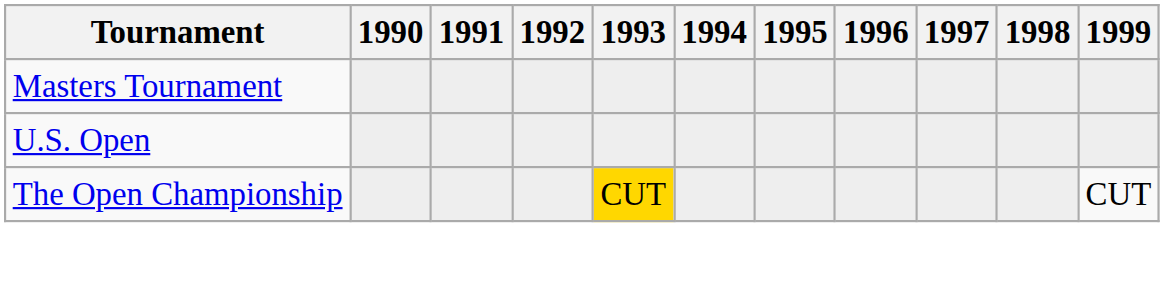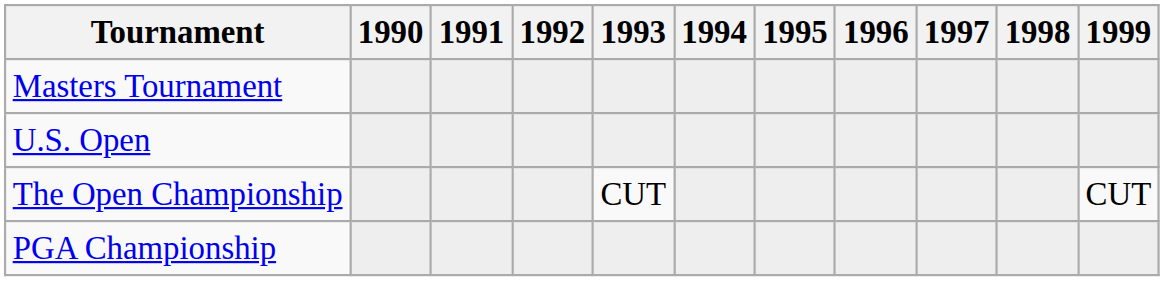(633, 194) gold background -> (633, 194) no background
+ row: (144, 248)
